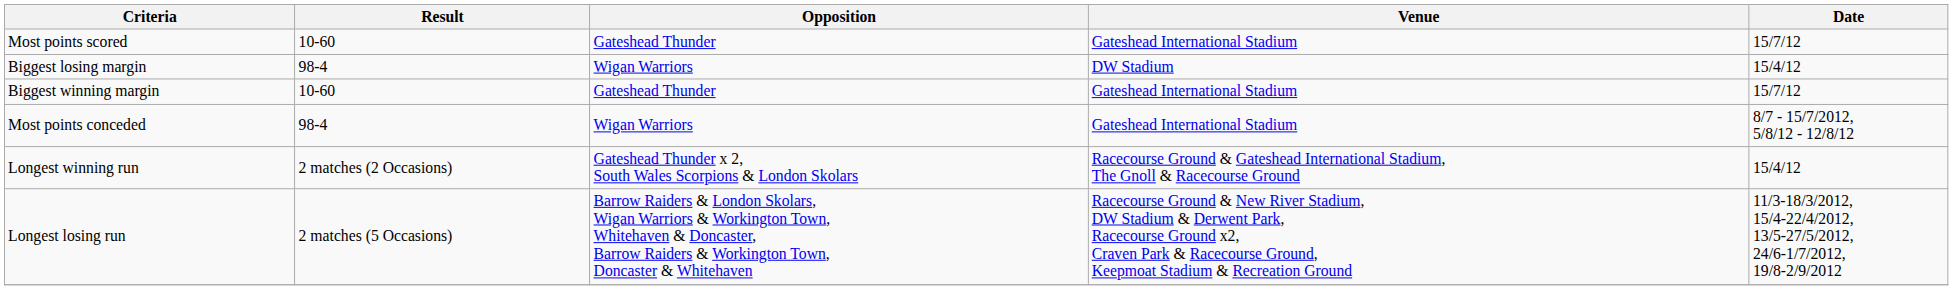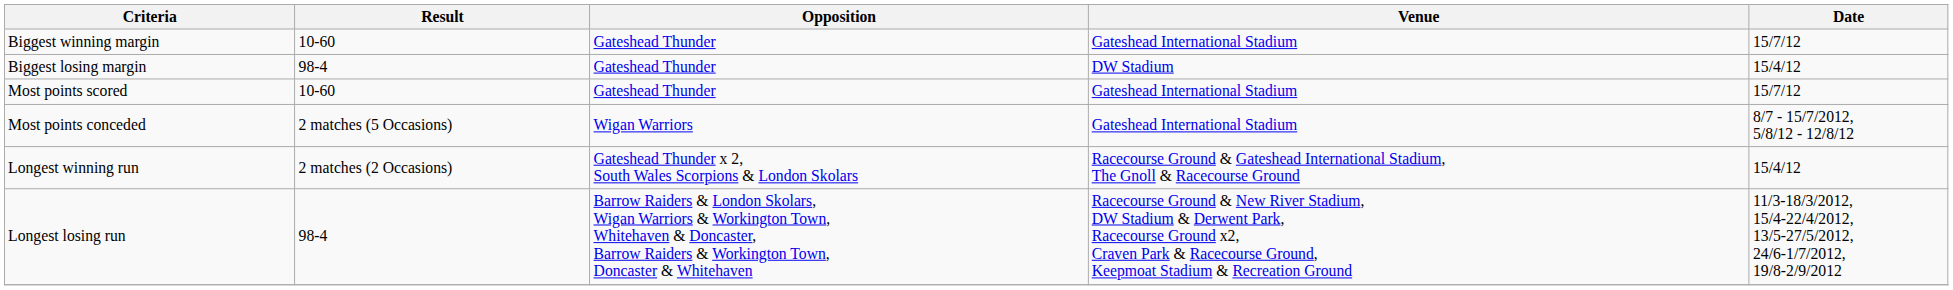rows swapped: (84, 91) <-> (68, 41)
(643, 66) Wigan Warriors -> (655, 66) Gateshead Thunder
(313, 125) 98-4 -> (375, 125) 2 matches (5 Occasions)
(375, 236) 2 matches (5 Occasions) -> (313, 236) 98-4
